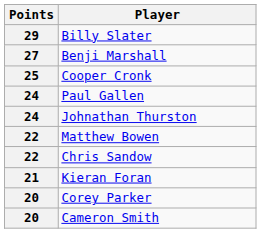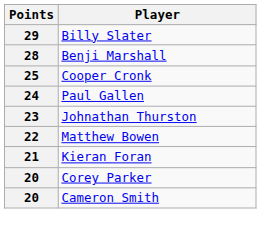(31, 55) 27 -> (31, 55) 28
(31, 116) 24 -> (31, 116) 23
- row: (106, 157)
